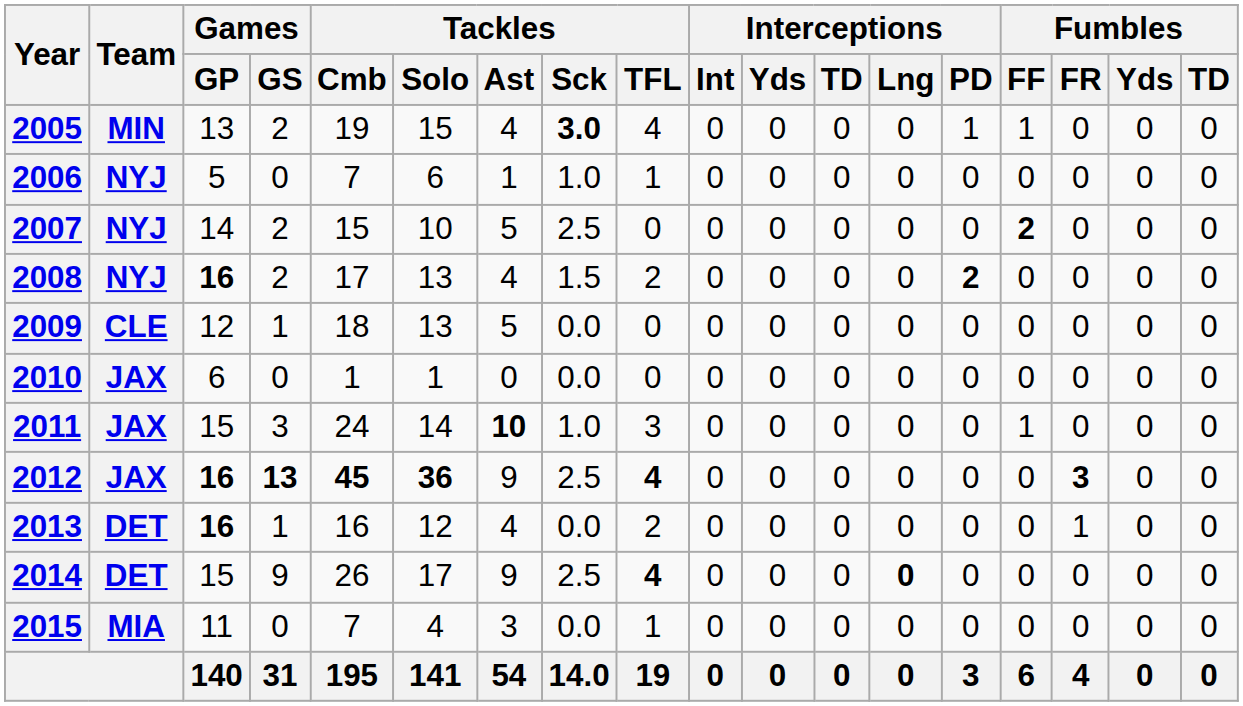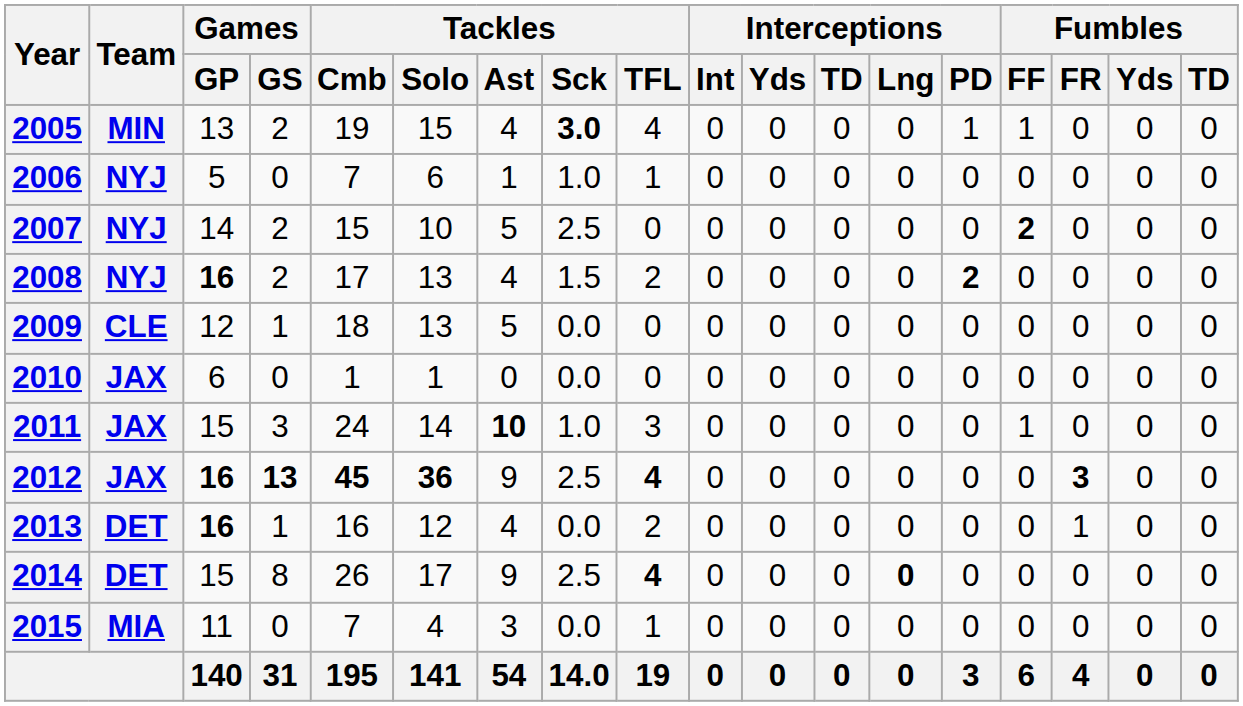(280, 576) 9 -> (280, 576) 8
